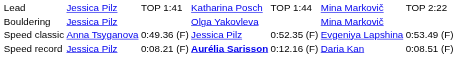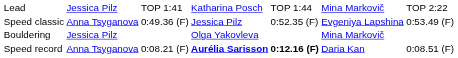rows swapped: (27, 21) <-> (34, 35)
(92, 48) Jessica Pilz -> (102, 48) Anna Tsyganova
(294, 48) normal -> (295, 48) bold
